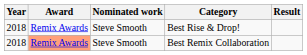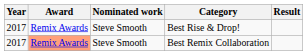(16, 27) 2018 -> (16, 27) 2017
(16, 43) 2018 -> (16, 43) 2017
